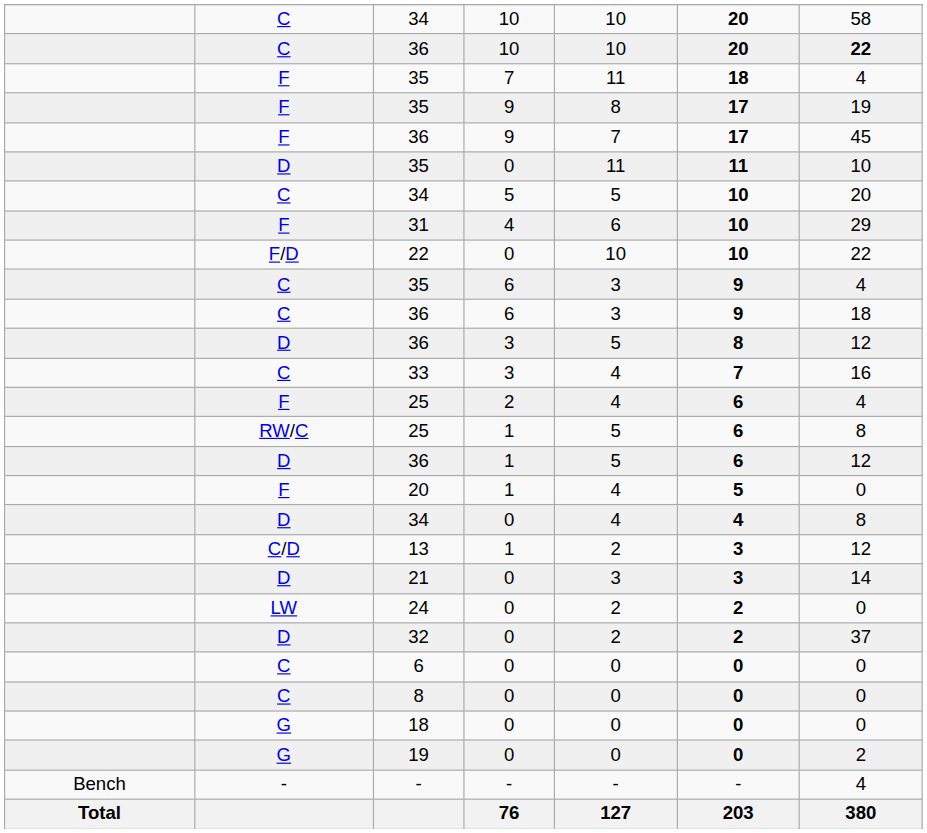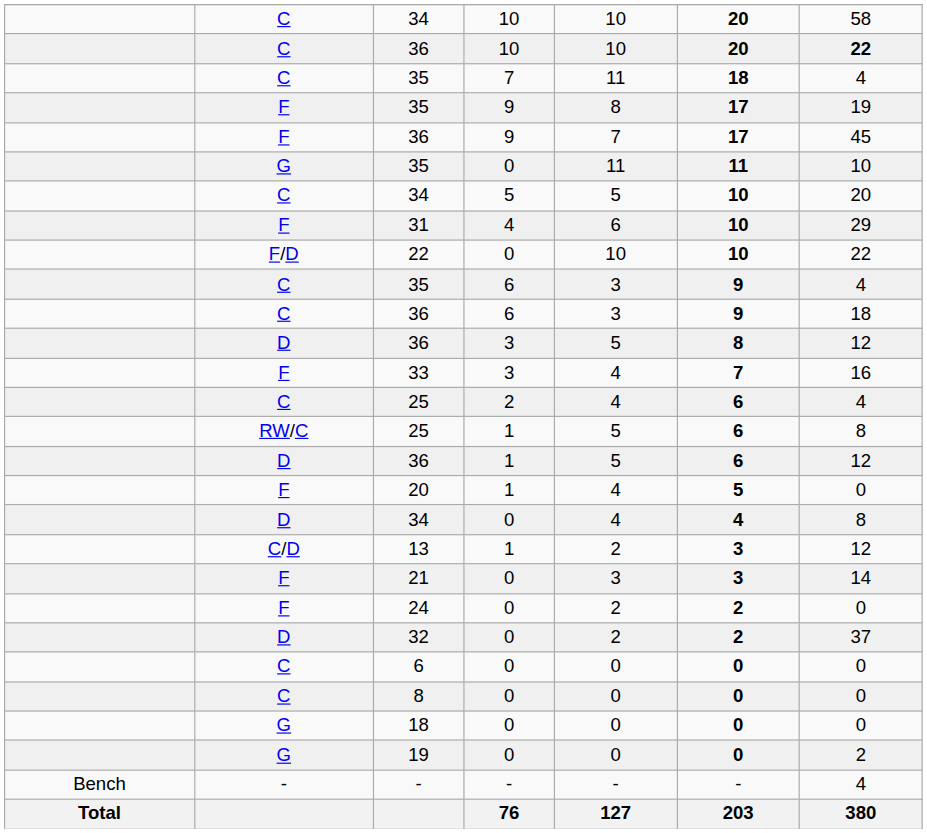(284, 78) F -> (284, 78) C
(284, 166) D -> (284, 166) G
(284, 372) C -> (284, 372) F
(284, 401) F -> (284, 401) C
(284, 578) D -> (284, 578) F
(284, 607) LW -> (284, 607) F
